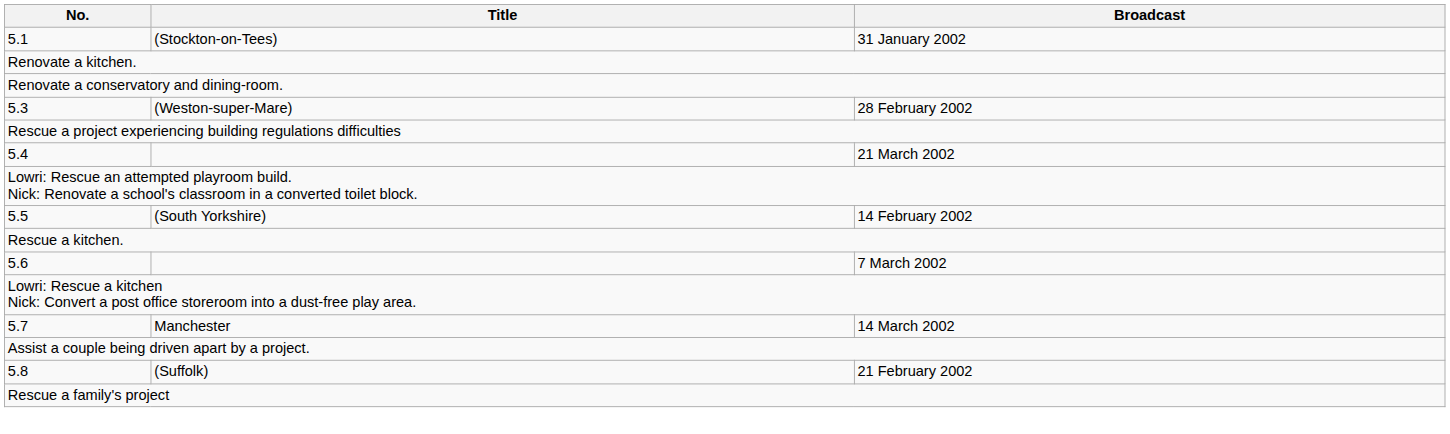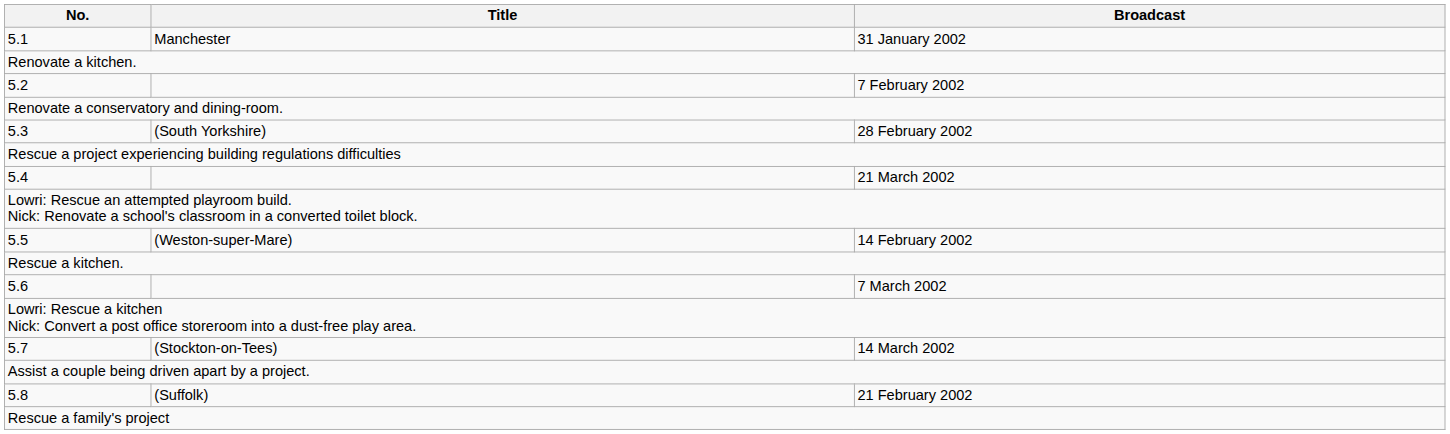(216, 39) (Stockton-on-Tees) -> (192, 39) Manchester
+ row: (18, 85)
(223, 108) (Weston-super-Mare) -> (210, 131) (South Yorkshire)
(210, 217) (South Yorkshire) -> (223, 240) (Weston-super-Mare)
(192, 325) Manchester -> (216, 348) (Stockton-on-Tees)
